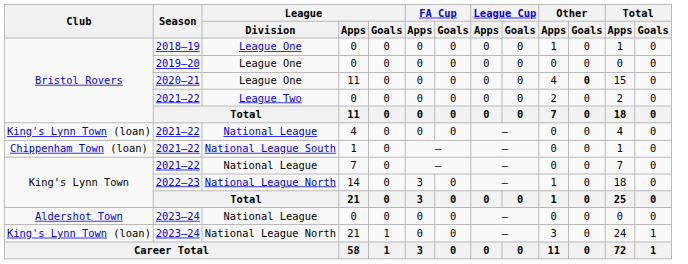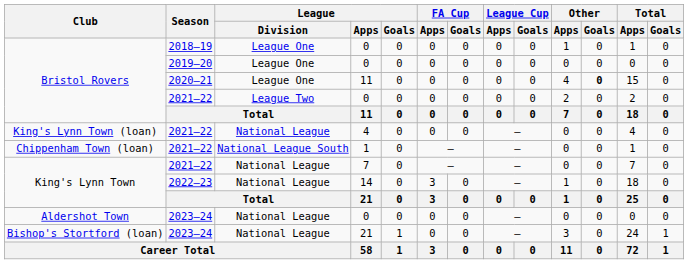(270, 182) National League North -> (283, 182) National League
(79, 233) King's Lynn Town (loan) -> (85, 233) Bishop's Stortford (loan)
(270, 233) National League North -> (283, 233) National League
